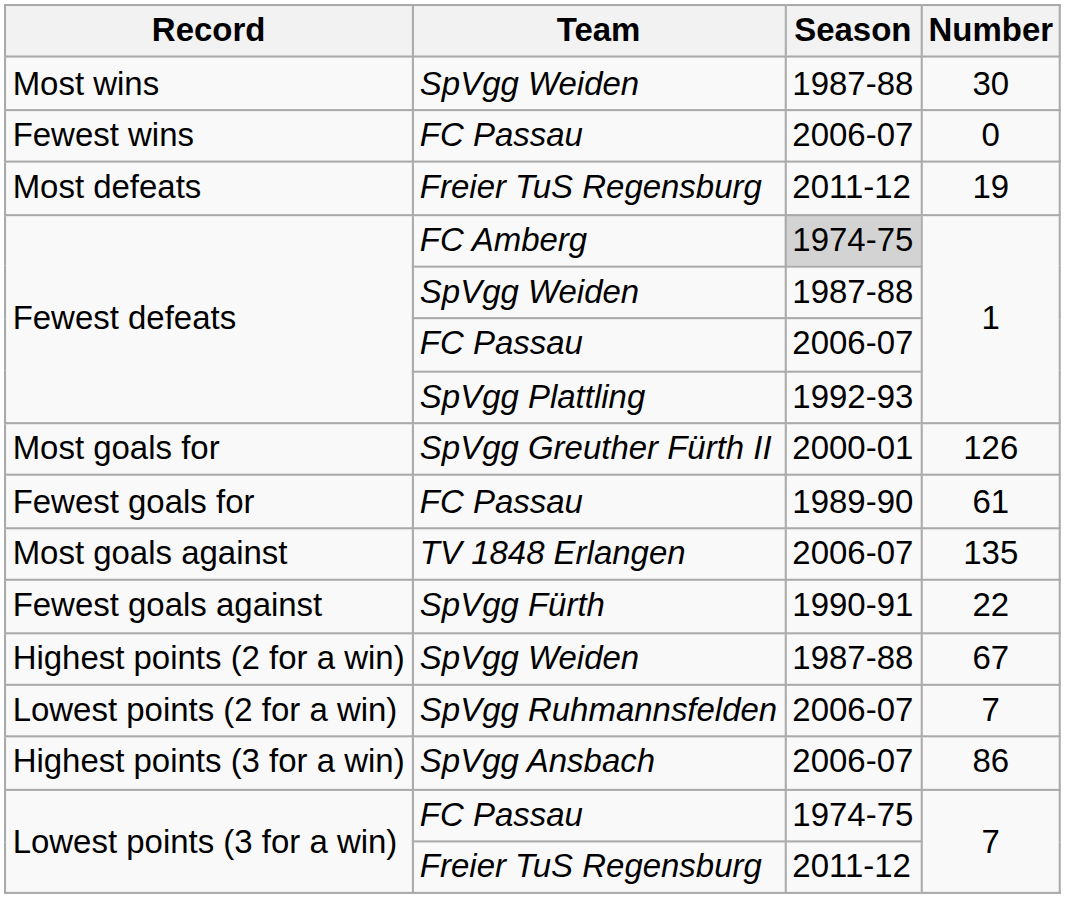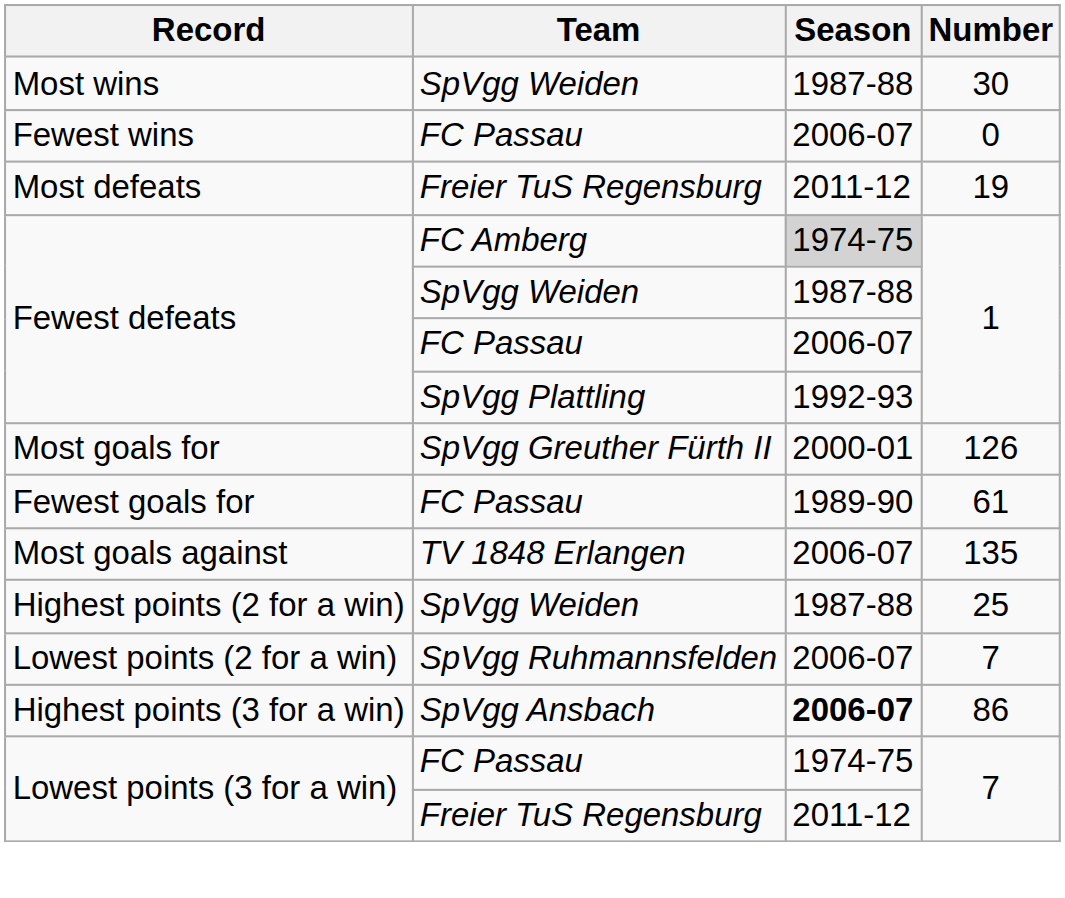- row: (167, 605)
(991, 657) 67 -> (991, 605) 25
(853, 762) normal -> (853, 710) bold
